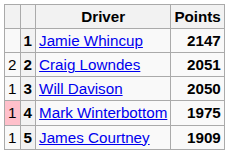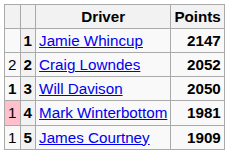(204, 65) 2051 -> (204, 65) 2052
(12, 89) normal -> (12, 89) bold
(204, 113) 1975 -> (204, 113) 1981
